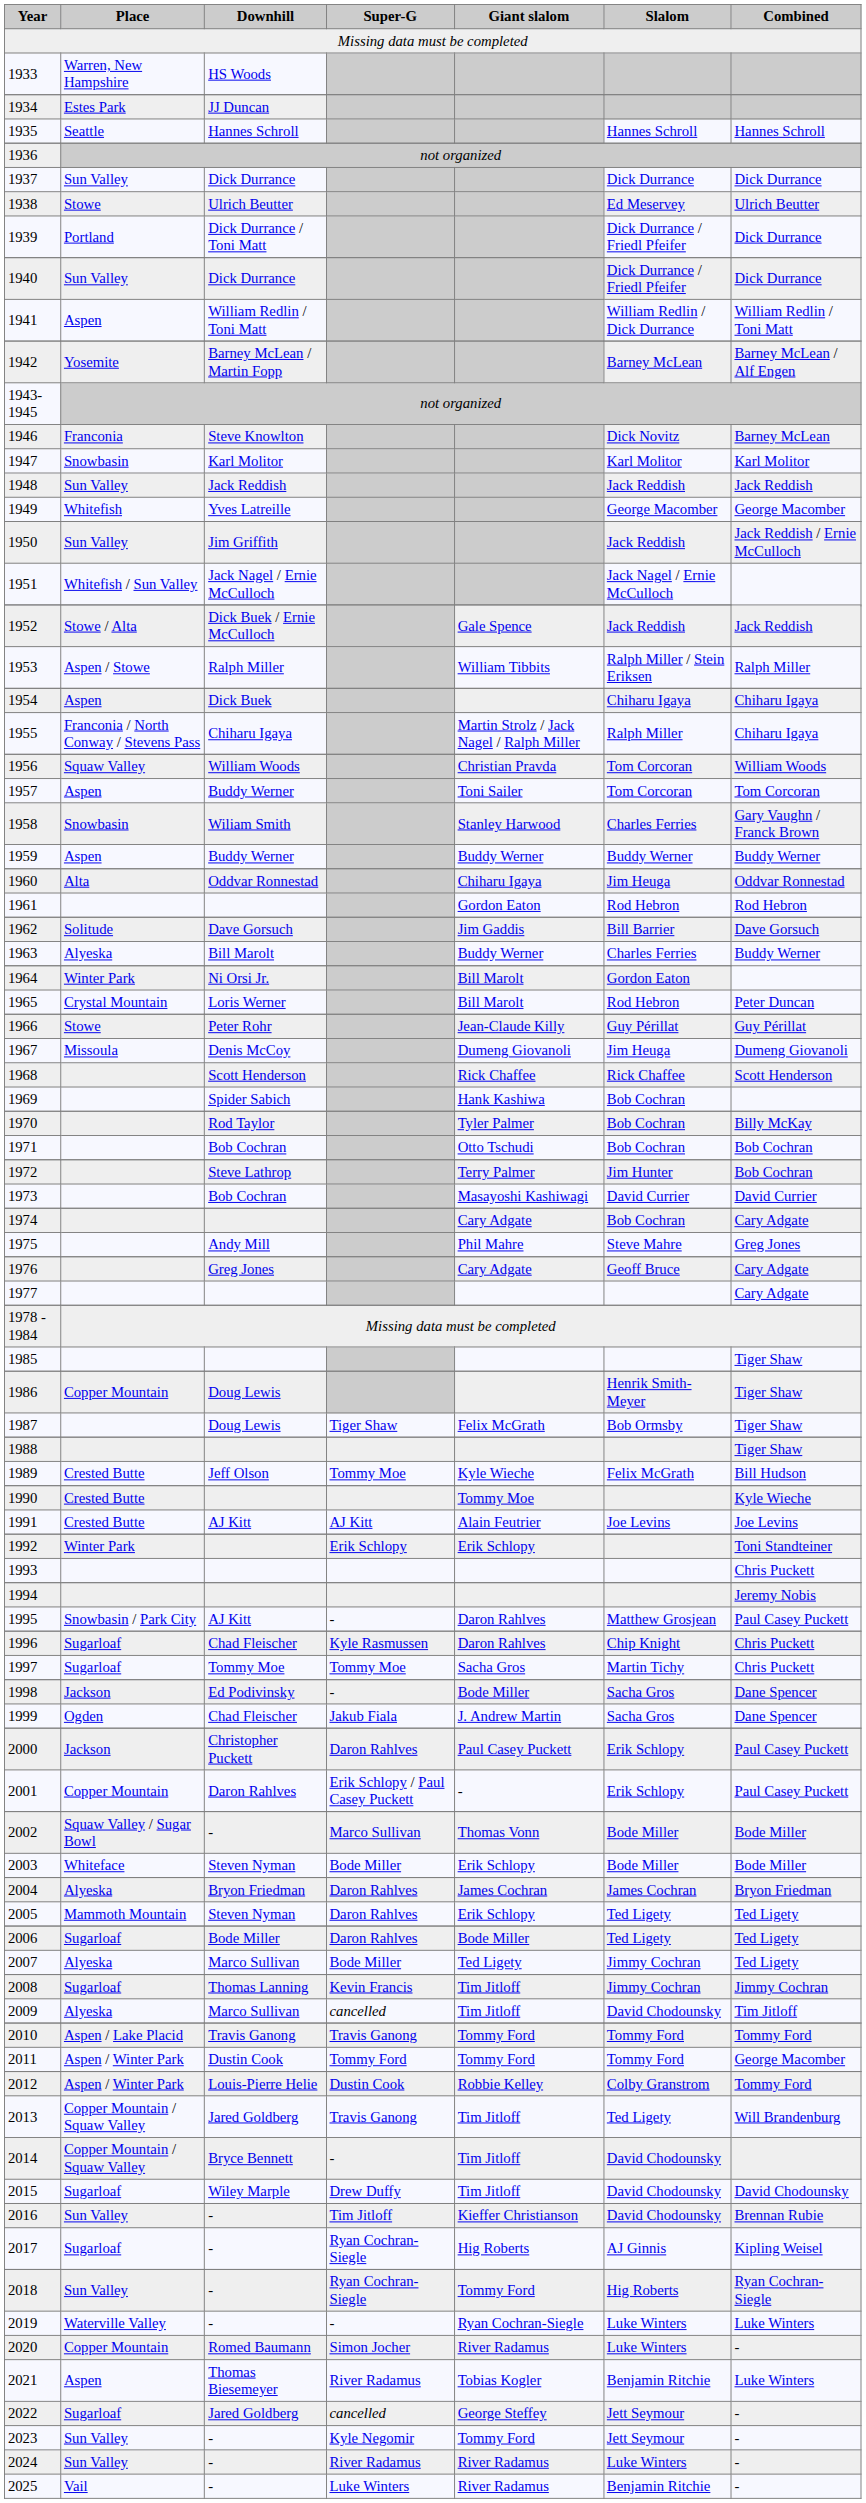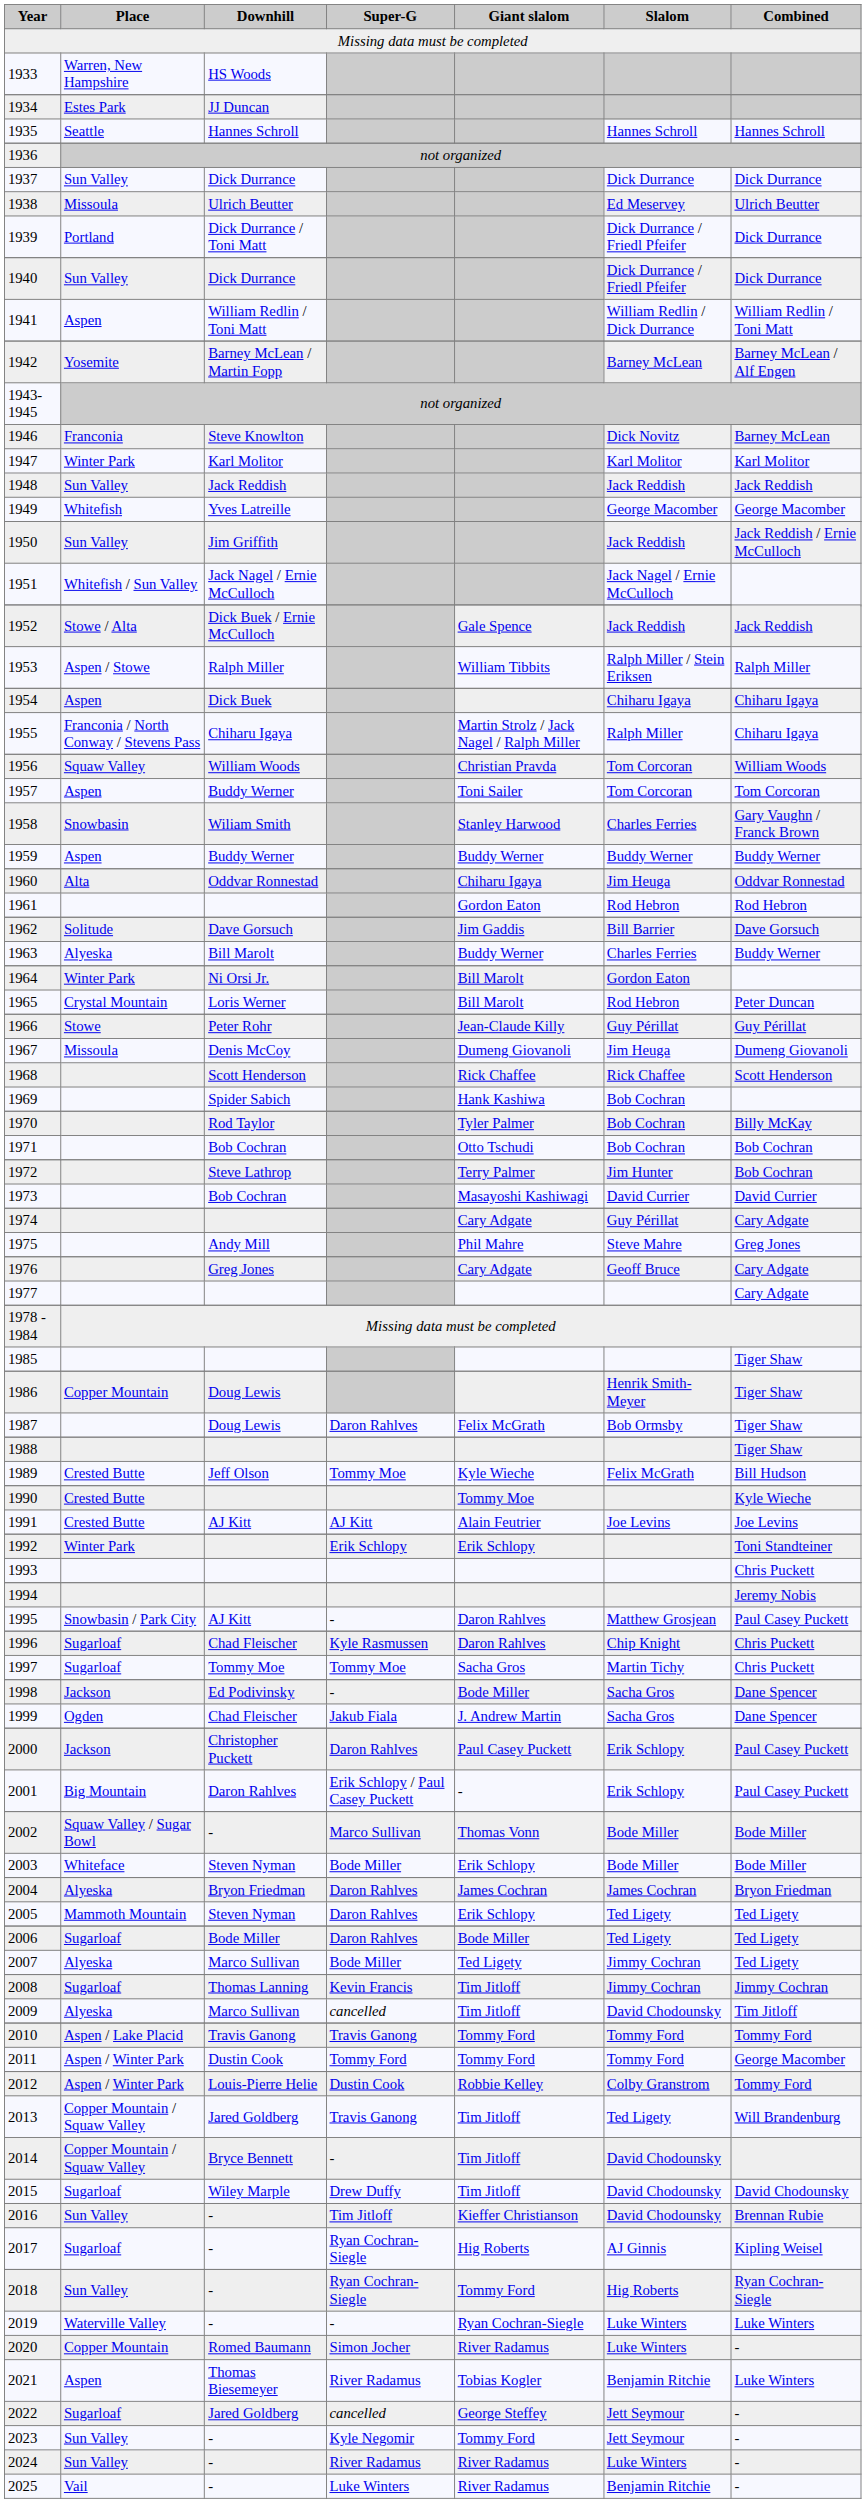(82, 203) Stowe -> (91, 203) Missoula
(96, 460) Snowbasin -> (99, 460) Winter Park
(646, 1220) Bob Cochran -> (643, 1220) Guy Périllat
(363, 1425) Tiger Shaw -> (373, 1425) Daron Rahlves
(116, 1790) Copper Mountain -> (105, 1790) Big Mountain
